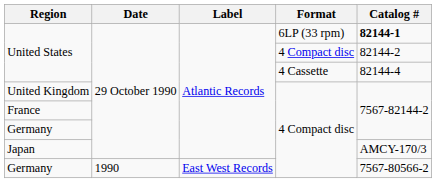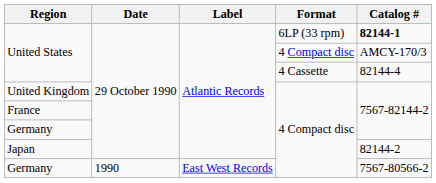(380, 52) 82144-2 -> (393, 52) AMCY-170/3
(393, 149) AMCY-170/3 -> (380, 149) 82144-2
